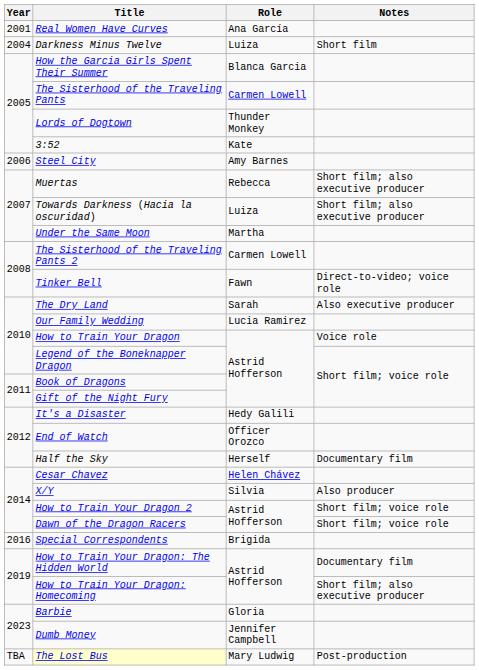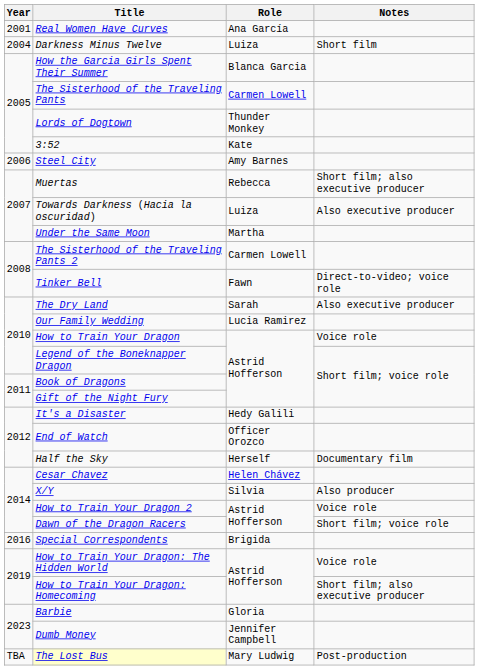(371, 211) Short film; also executive producer -> (386, 211) Also executive producer
(383, 508) Short film; voice role -> (347, 508) Voice role
(365, 563) Documentary film -> (347, 563) Voice role
